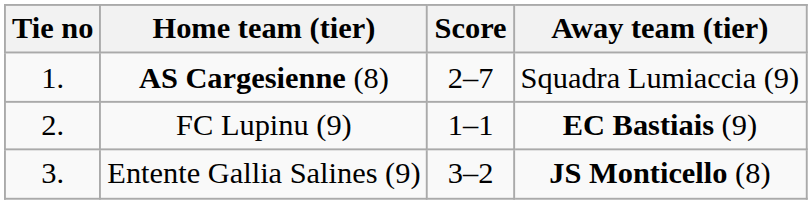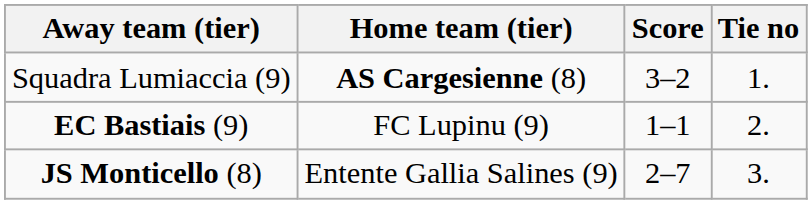columns swapped: (53, 28) <-> (660, 28)
(471, 76) 2–7 -> (668, 76) 3–2
(471, 173) 3–2 -> (668, 173) 2–7
